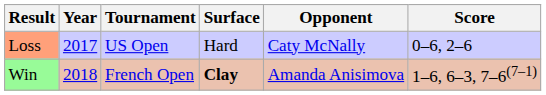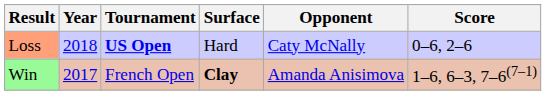(80, 45) 2017 -> (80, 45) 2018
(137, 45) normal -> (138, 45) bold
(80, 74) 2018 -> (80, 74) 2017
